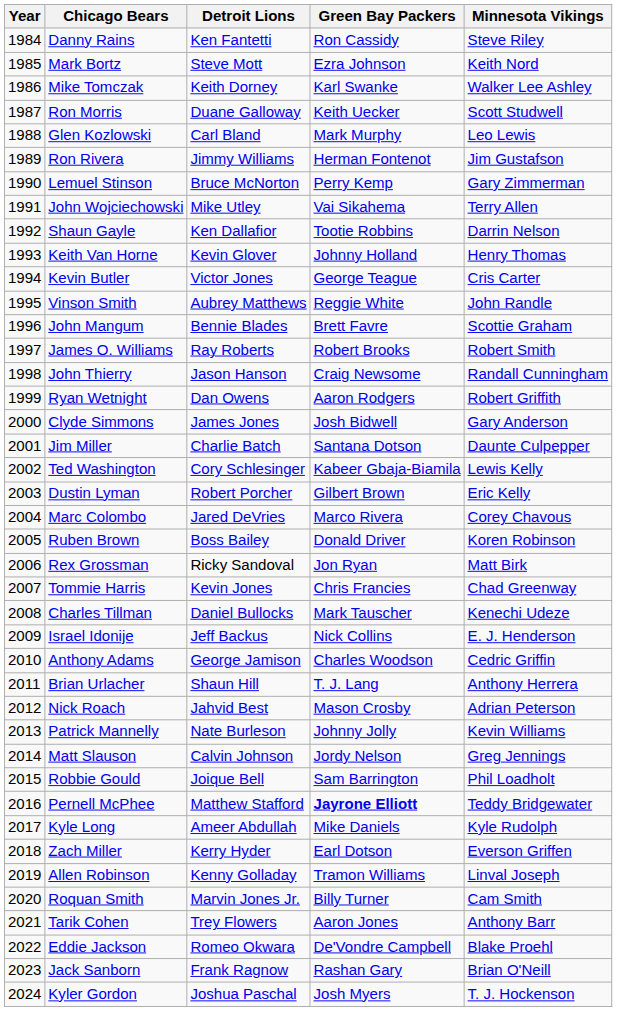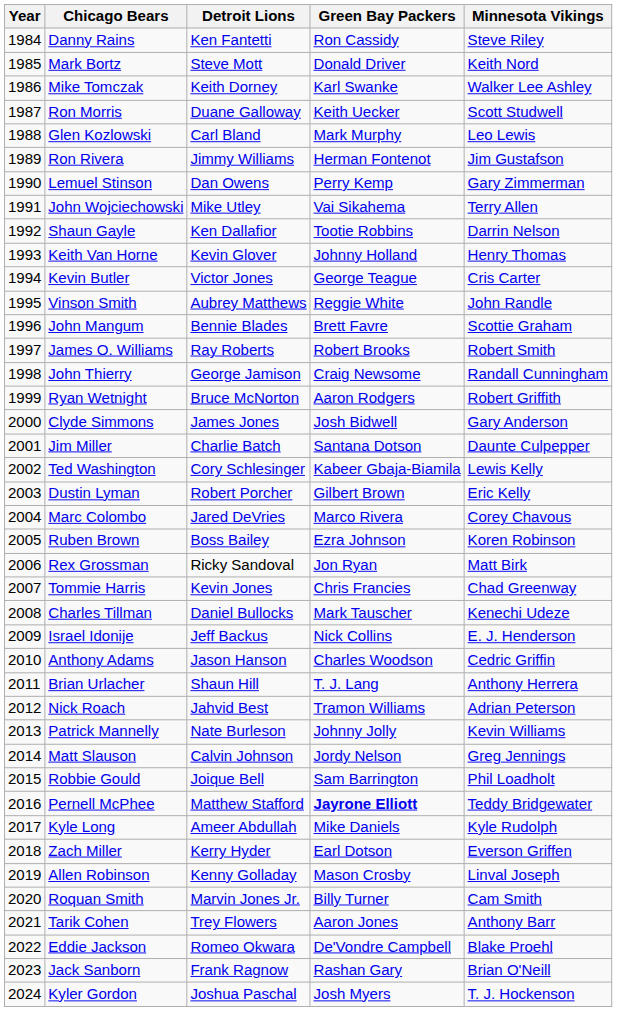(360, 64) Ezra Johnson -> (359, 64) Donald Driver
(245, 183) Bruce McNorton -> (230, 183) Dan Owens
(238, 374) Jason Hanson -> (246, 374) George Jamison
(230, 398) Dan Owens -> (245, 398) Bruce McNorton
(359, 541) Donald Driver -> (360, 541) Ezra Johnson
(246, 660) George Jamison -> (238, 660) Jason Hanson
(362, 708) Mason Crosby -> (369, 708) Tramon Williams
(369, 875) Tramon Williams -> (362, 875) Mason Crosby
